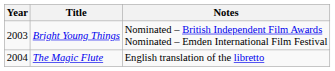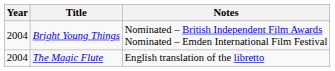(17, 35) 2003 -> (17, 35) 2004
